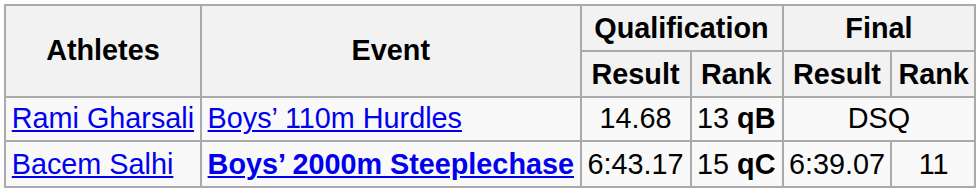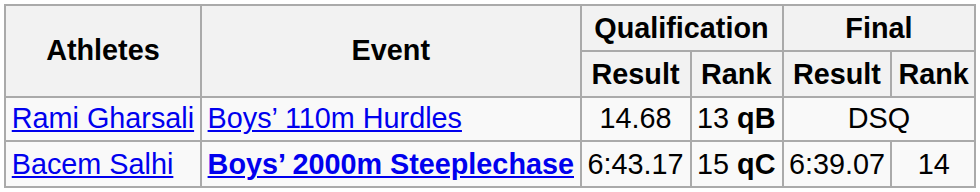(934, 165) 11 -> (934, 165) 14
